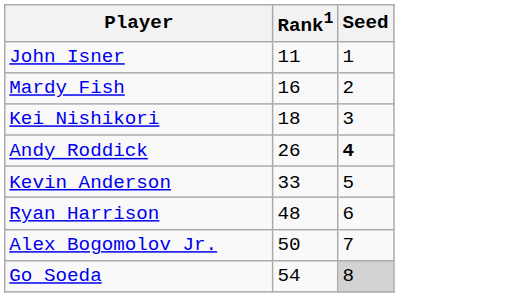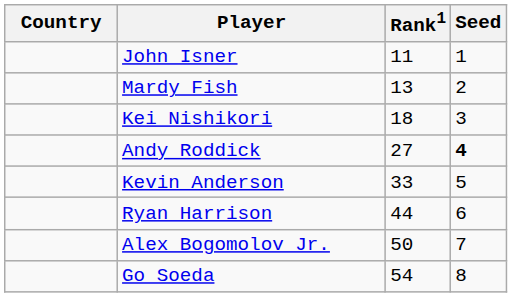+ column: (61, 23)
(289, 88) 16 -> (402, 88) 13
(289, 151) 26 -> (402, 151) 27
(289, 213) 48 -> (402, 213) 44
(348, 276) lightgrey background -> (461, 276) no background
